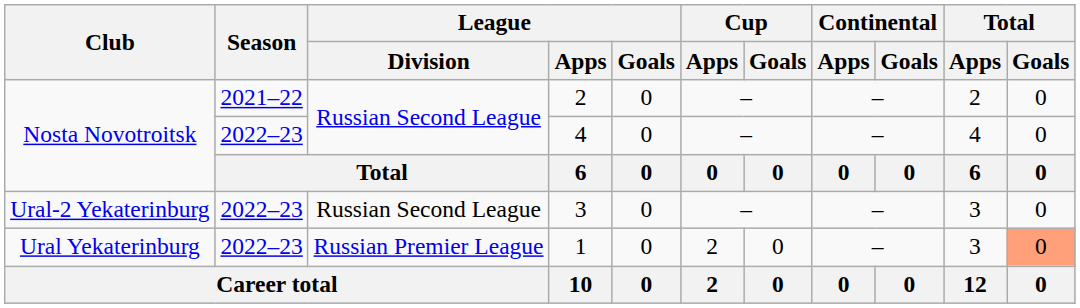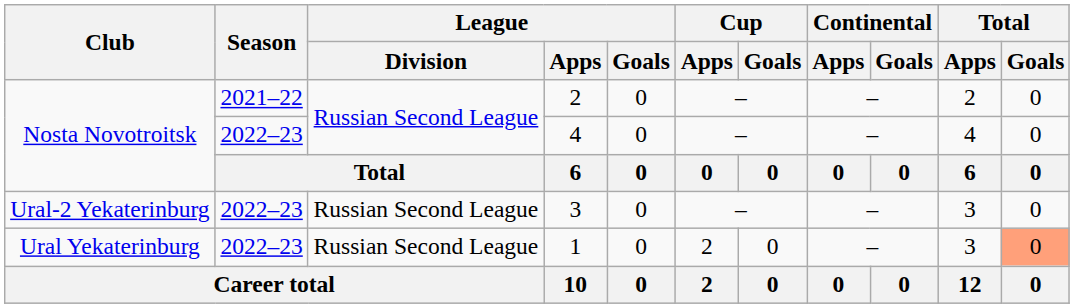(429, 246) Russian Premier League -> (426, 246) Russian Second League
